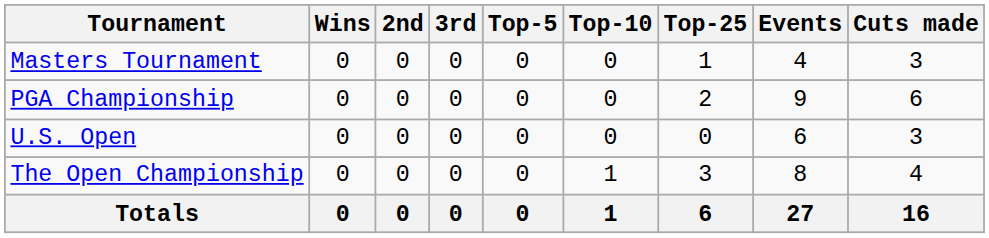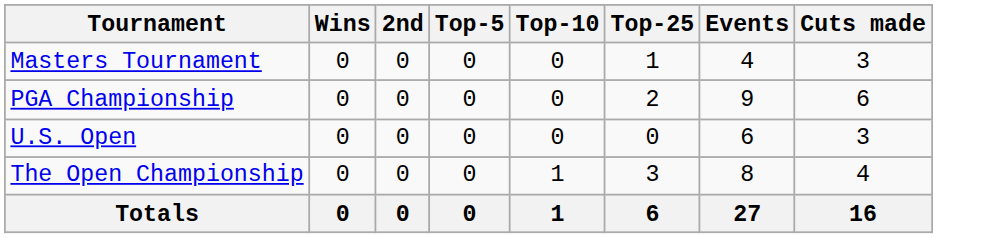- column: (456, 24)
